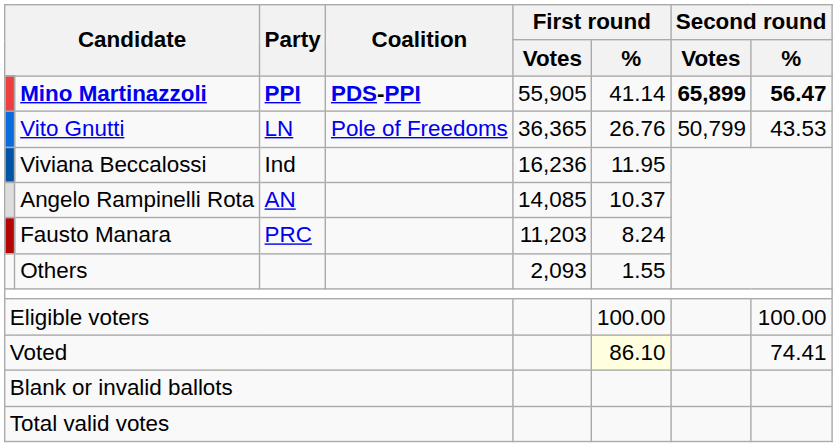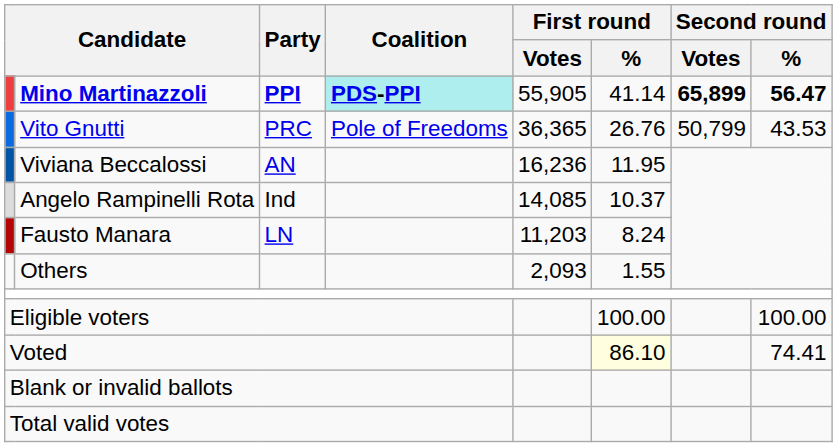(376, 93) no background -> (376, 93) paleturquoise background
(279, 128) LN -> (288, 128) PRC
(280, 164) Ind -> (280, 164) AN
(280, 199) AN -> (280, 199) Ind
(288, 235) PRC -> (279, 235) LN
